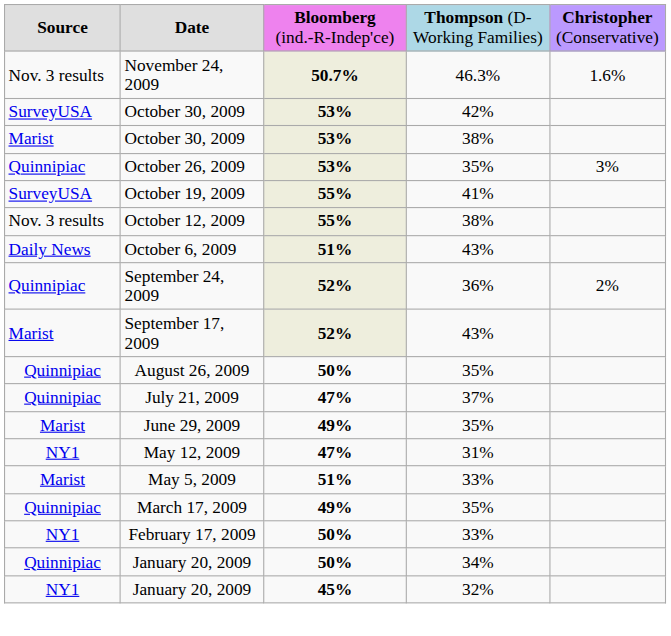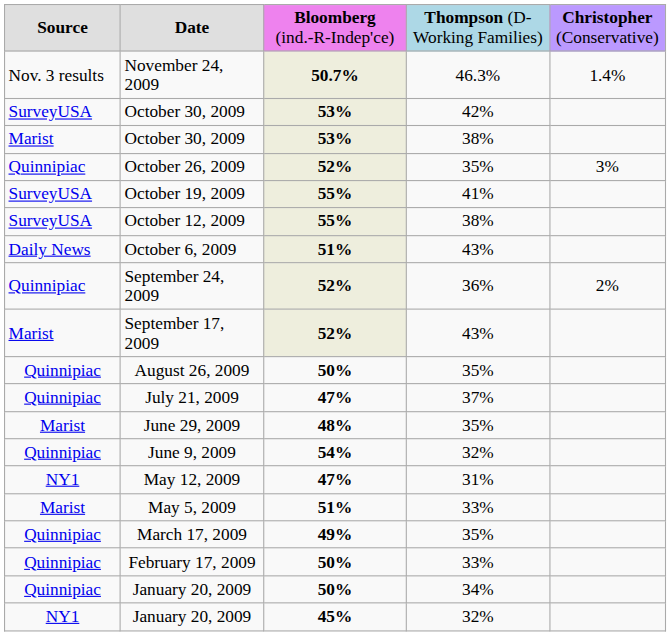(607, 74) 1.6% -> (607, 74) 1.4%
(335, 166) 53% -> (335, 166) 52%
(56, 221) Nov. 3 results -> (50, 221) SurveyUSA
(335, 424) 49% -> (335, 424) 48%
+ row: (192, 452)
(63, 534) NY1 -> (63, 561) Quinnipiac
